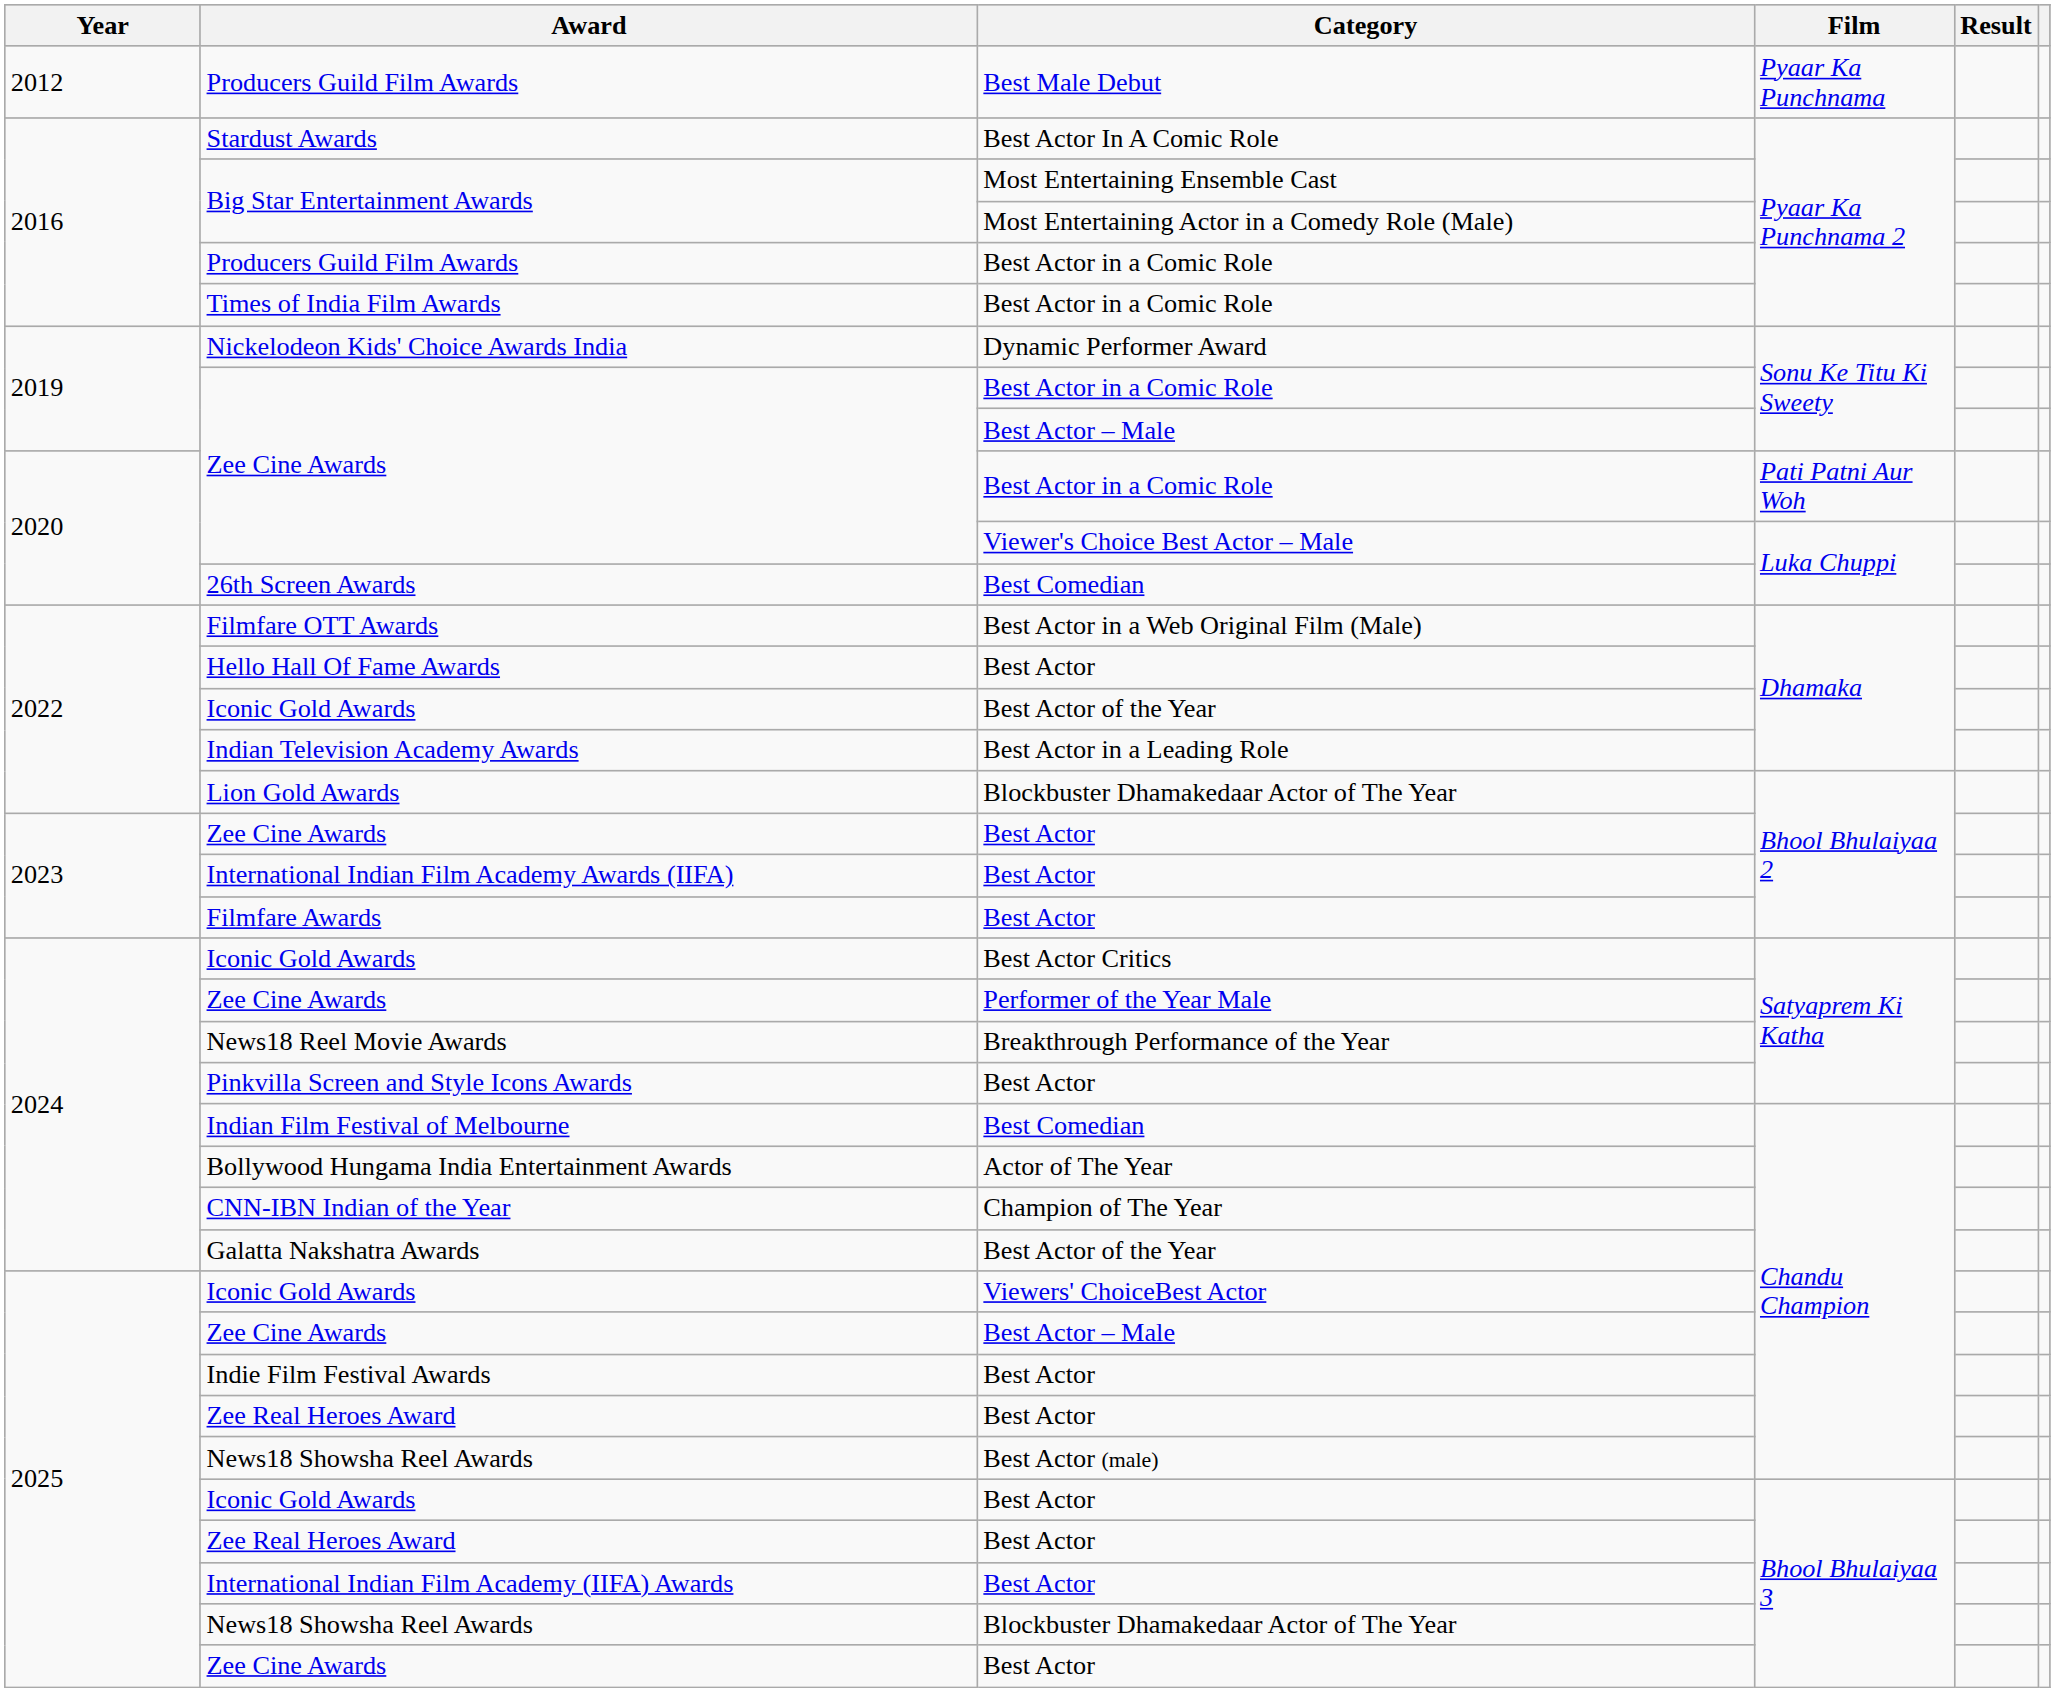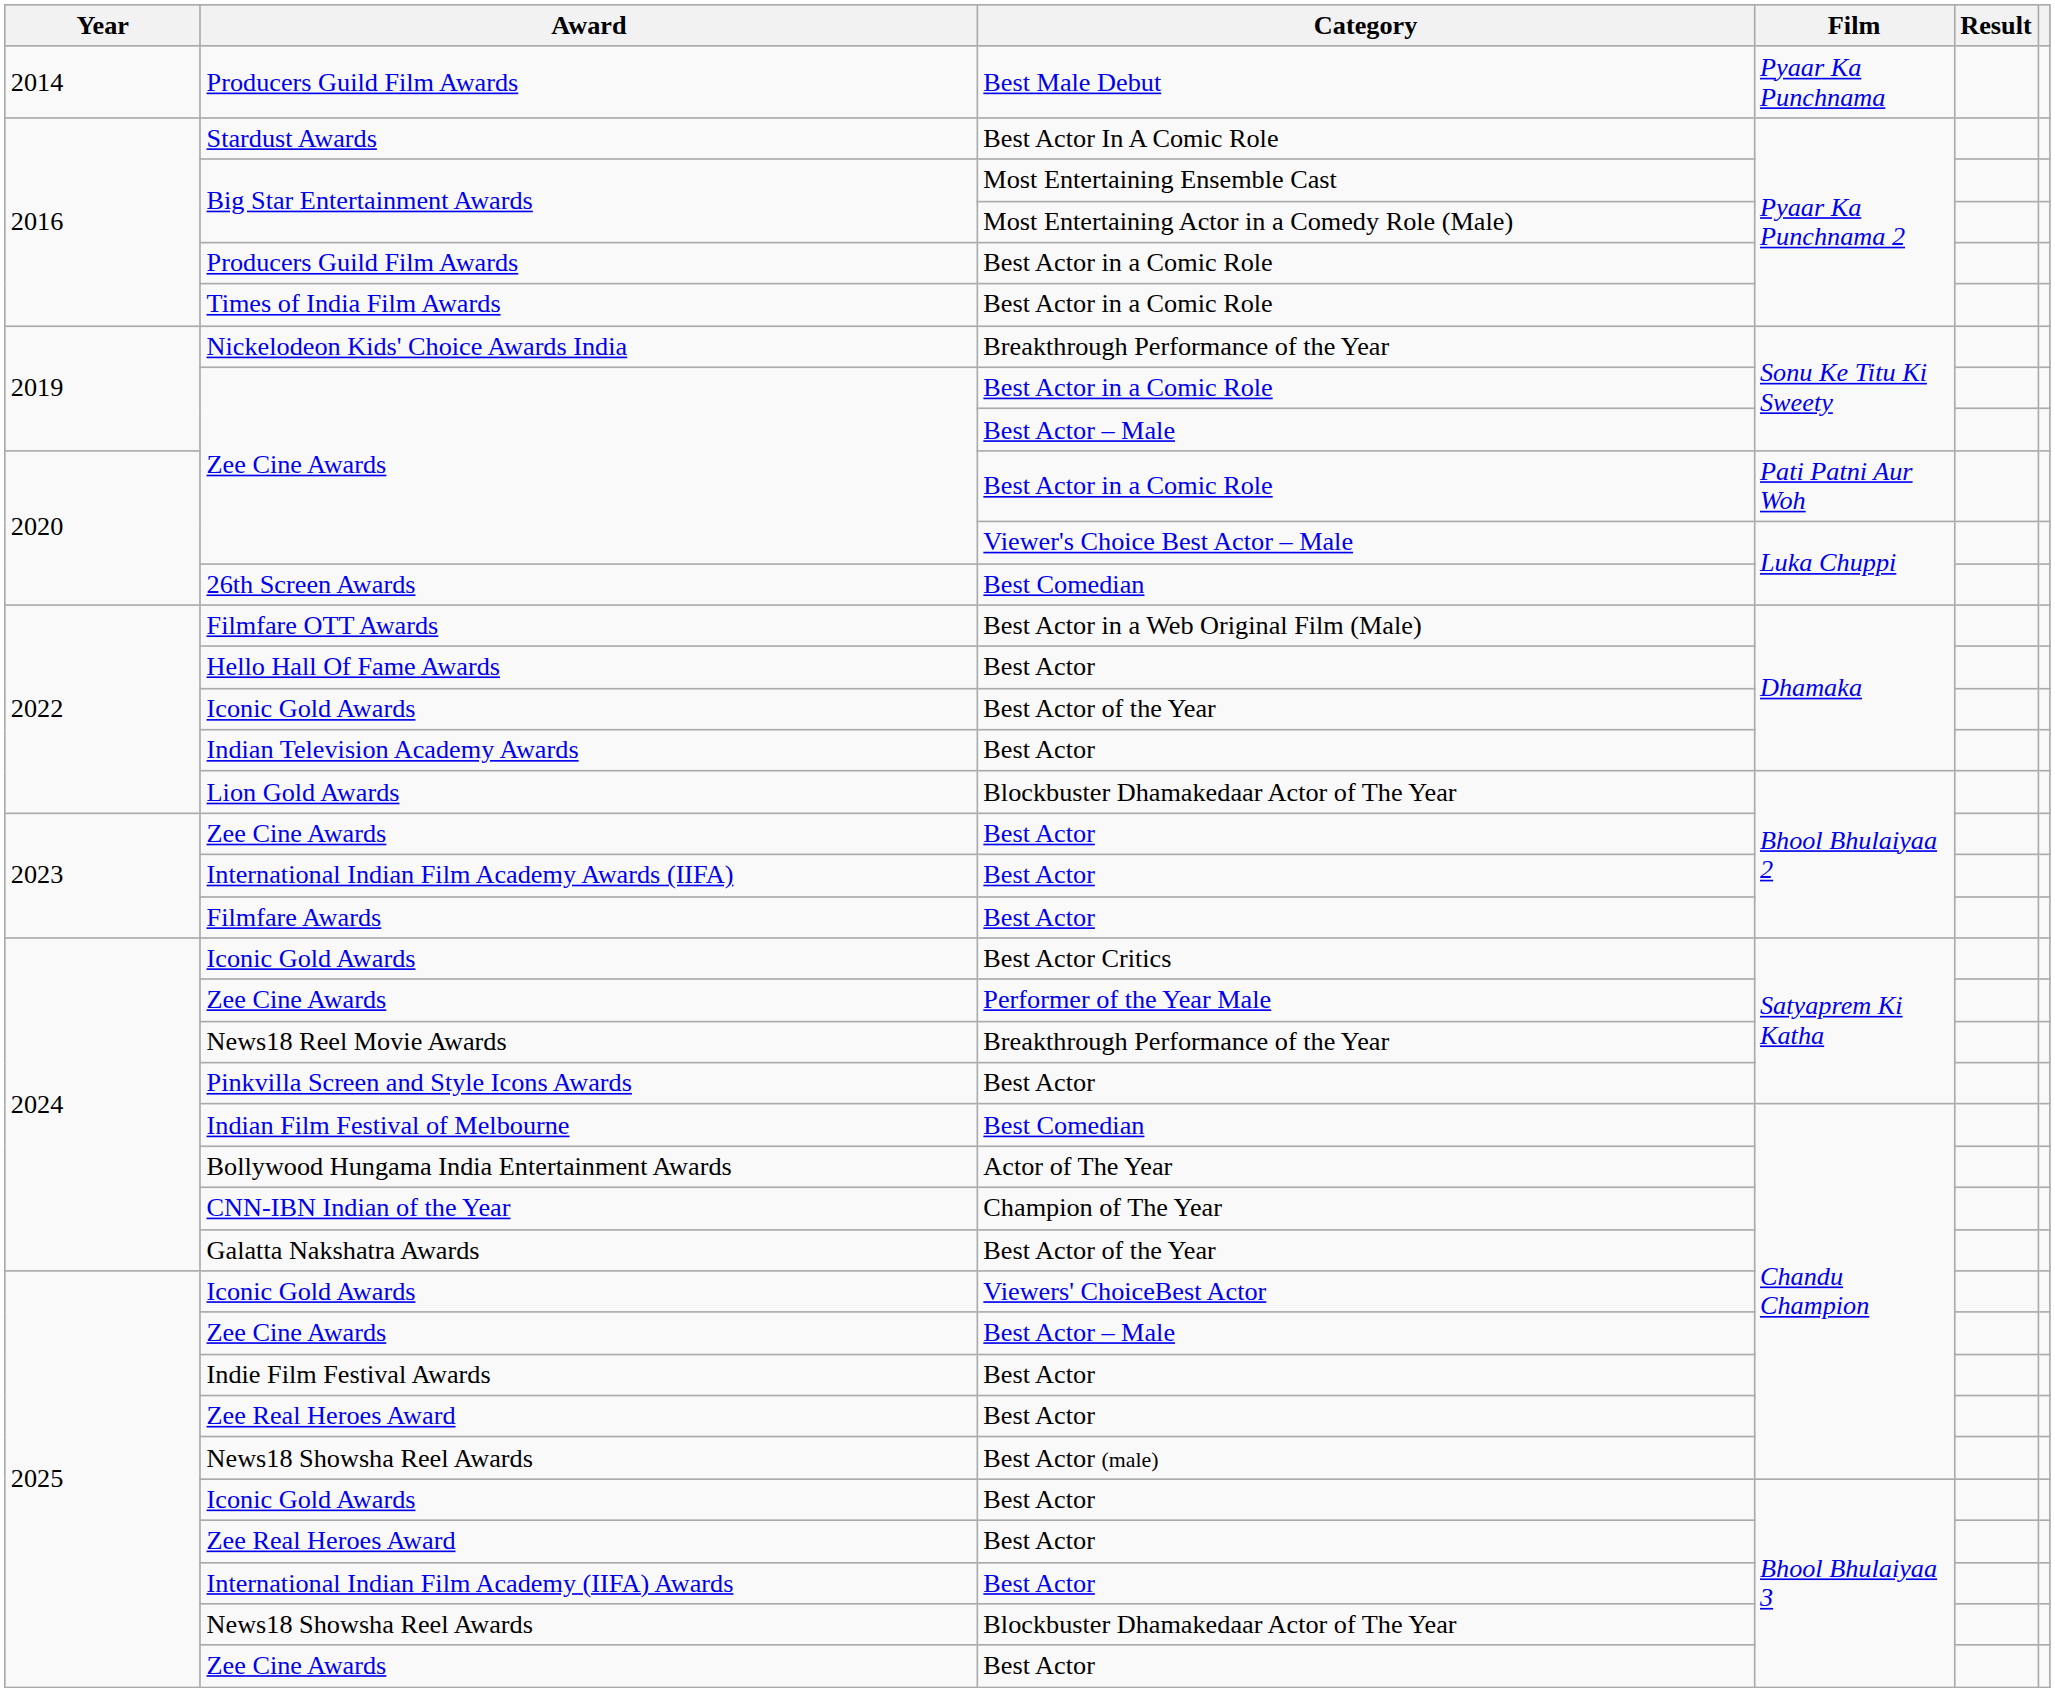(37, 81) 2012 -> (37, 81) 2014
(1125, 346) Dynamic Performer Award -> (1186, 346) Breakthrough Performance of the Year
(1136, 750) Best Actor in a Leading Role -> (1039, 750) Best Actor
